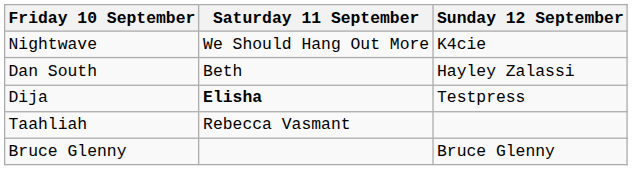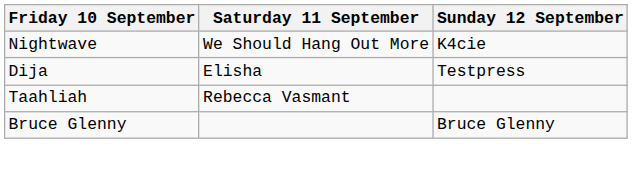- row: (53, 71)
(233, 98) bold -> (233, 71) normal
